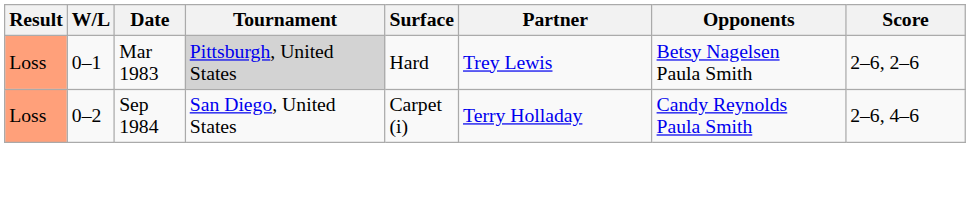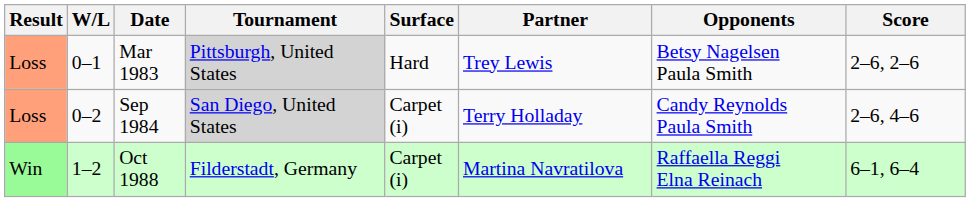(263, 115) no background -> (263, 115) lightgrey background
+ row: (139, 169)
